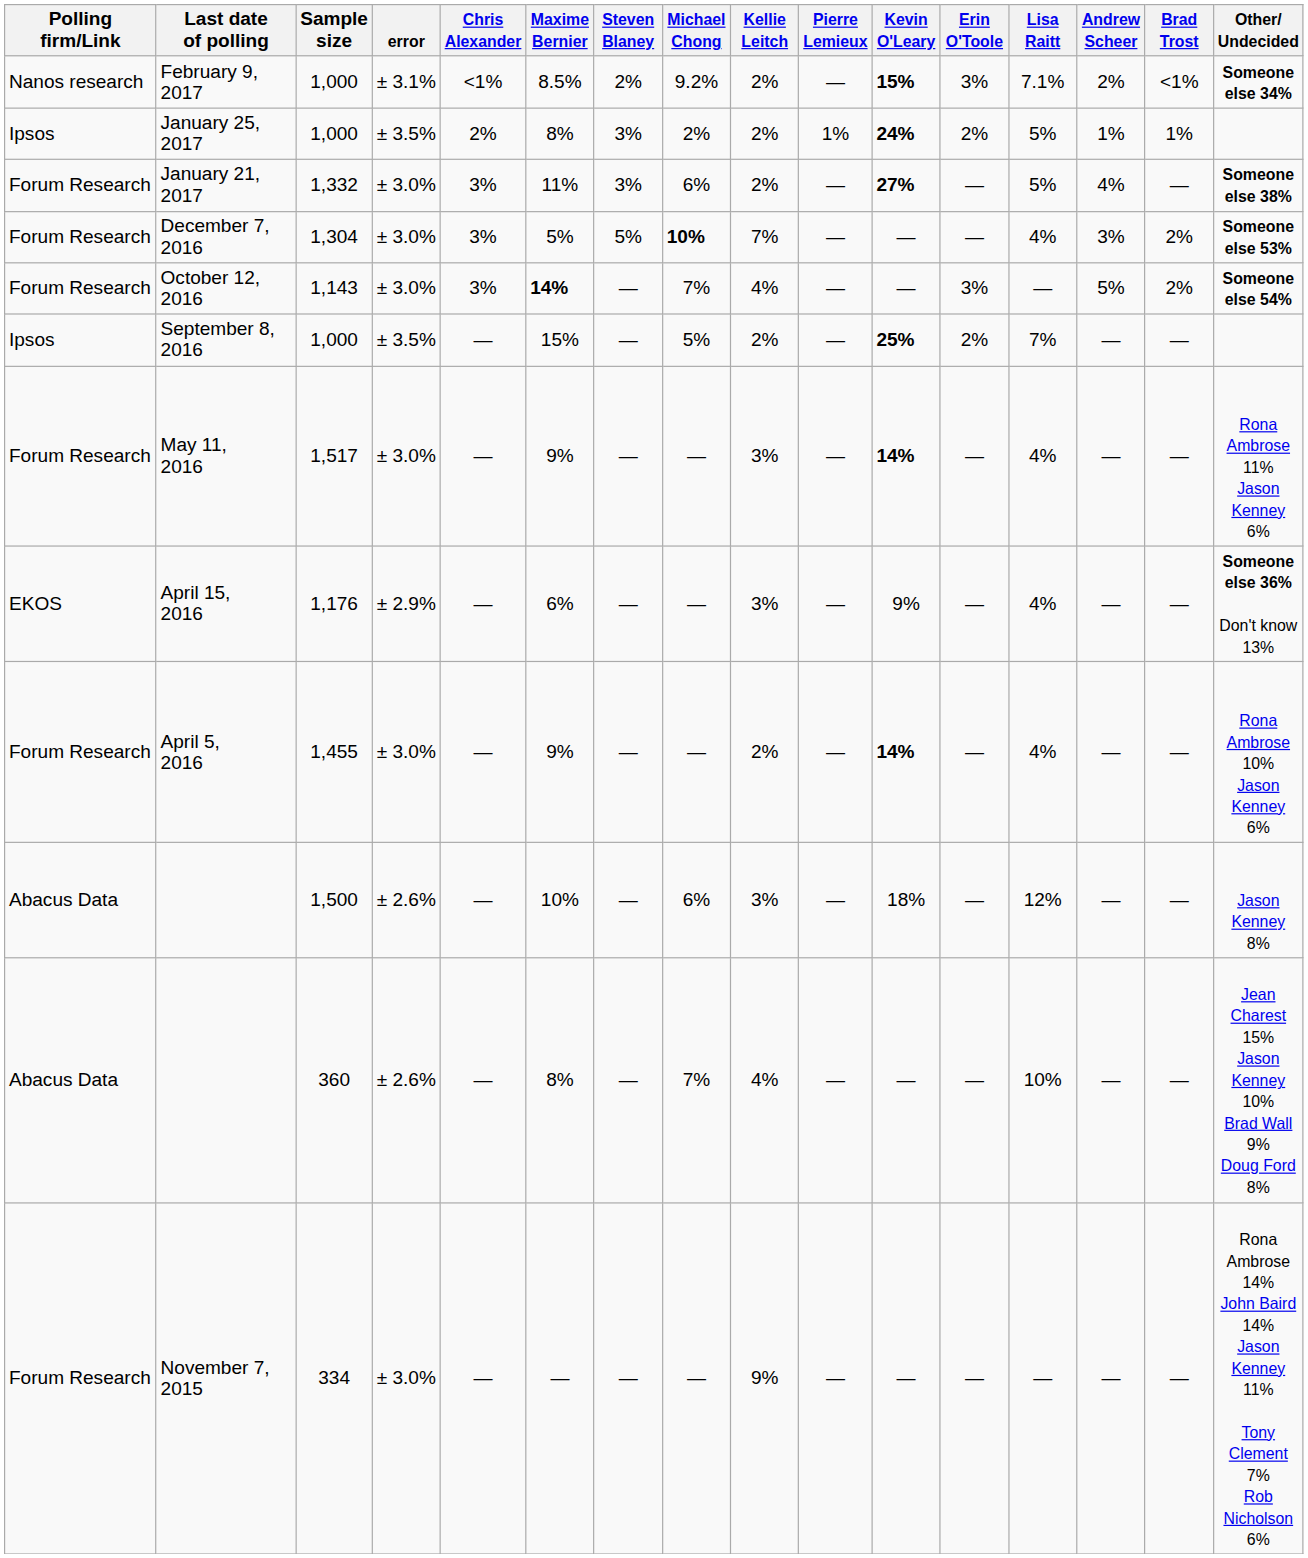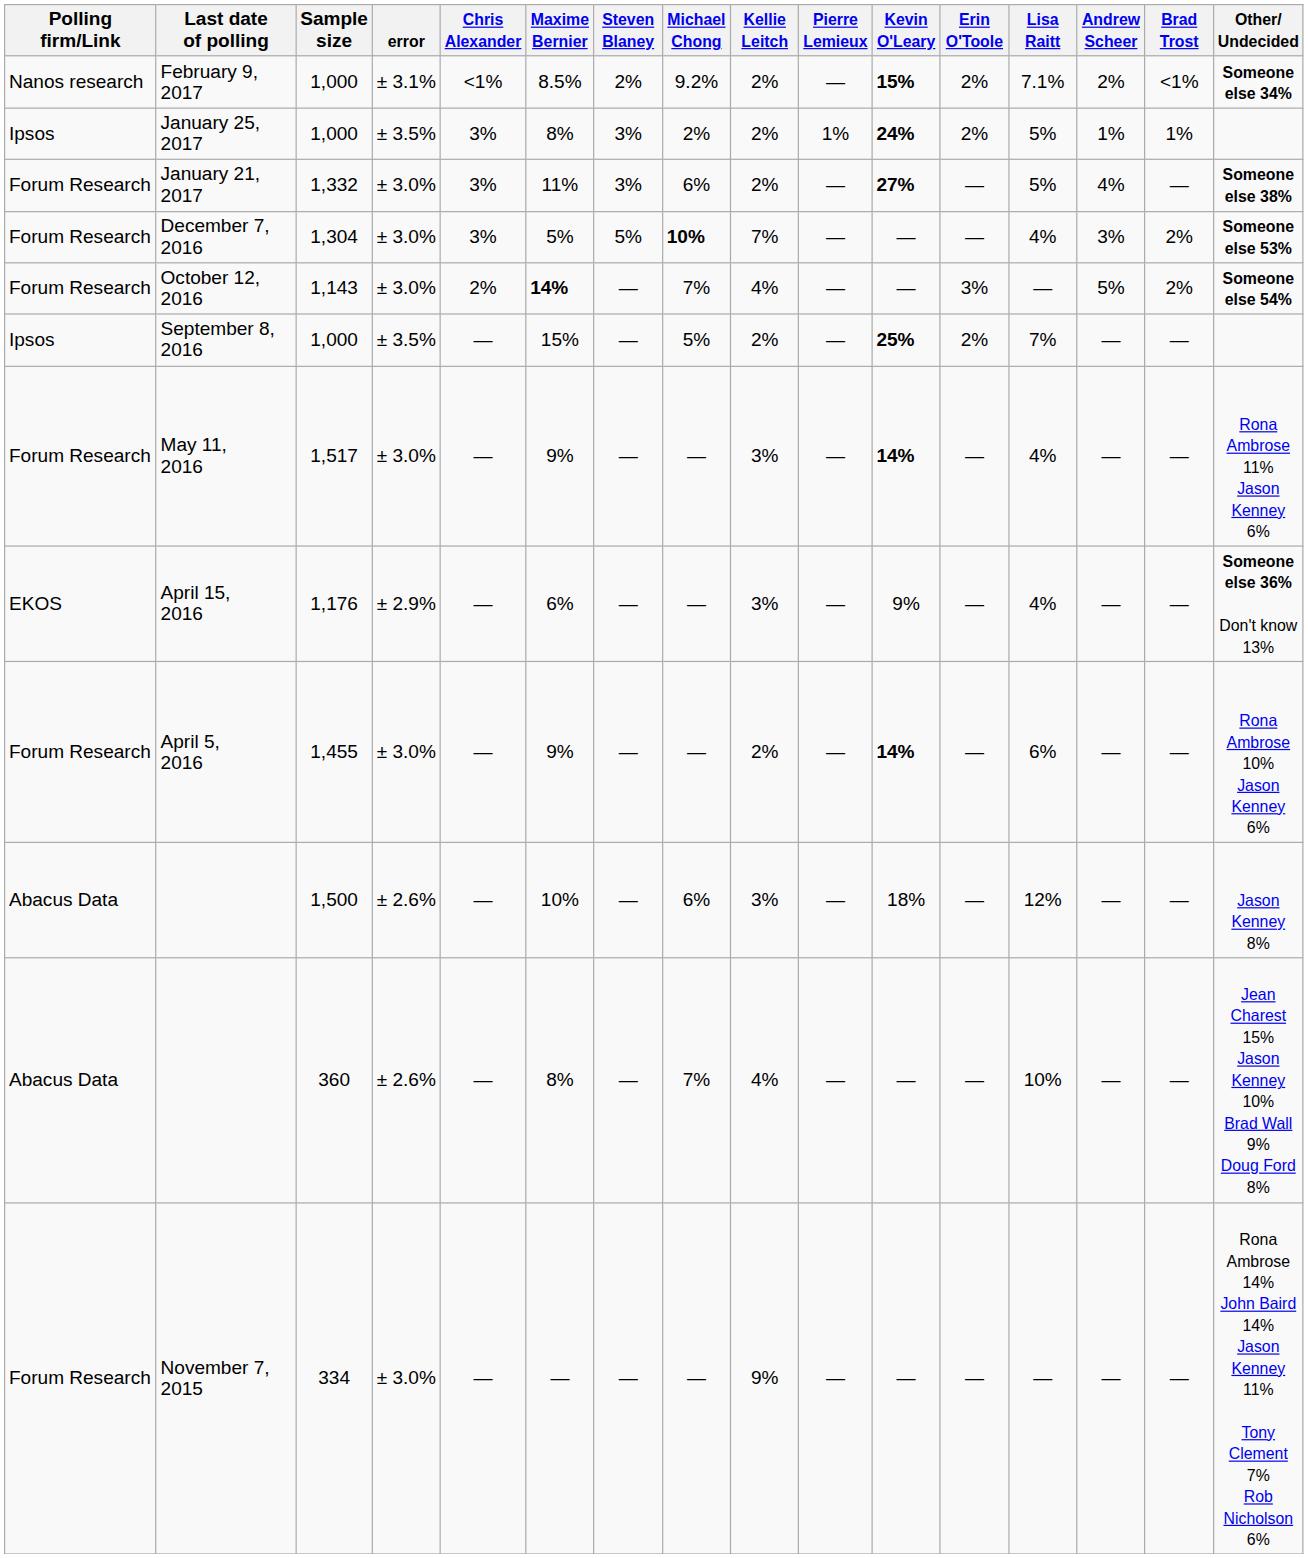(974, 81) 3% -> (974, 81) 2%
(483, 133) 2% -> (483, 133) 3%
(483, 288) 3% -> (483, 288) 2%
(1043, 751) 4% -> (1043, 751) 6%
